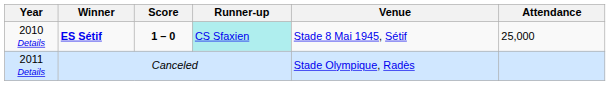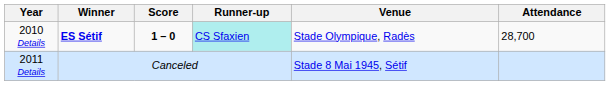(350, 36) Stade 8 Mai 1945, Sétif -> (354, 36) Stade Olympique, Radès
(518, 36) 25,000 -> (518, 36) 28,700
(354, 65) Stade Olympique, Radès -> (350, 65) Stade 8 Mai 1945, Sétif
